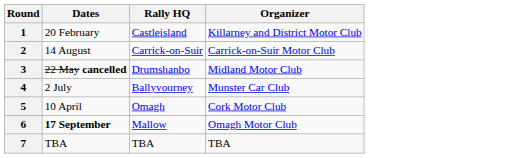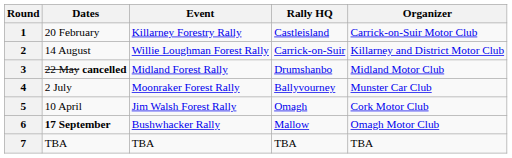+ column: (200, 13)
(285, 32) Killarney and District Motor Club -> (414, 32) Carrick-on-Suir Motor Club
(271, 51) Carrick-on-Suir Motor Club -> (427, 51) Killarney and District Motor Club
